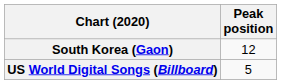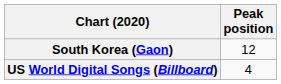(248, 69) 5 -> (248, 69) 4
